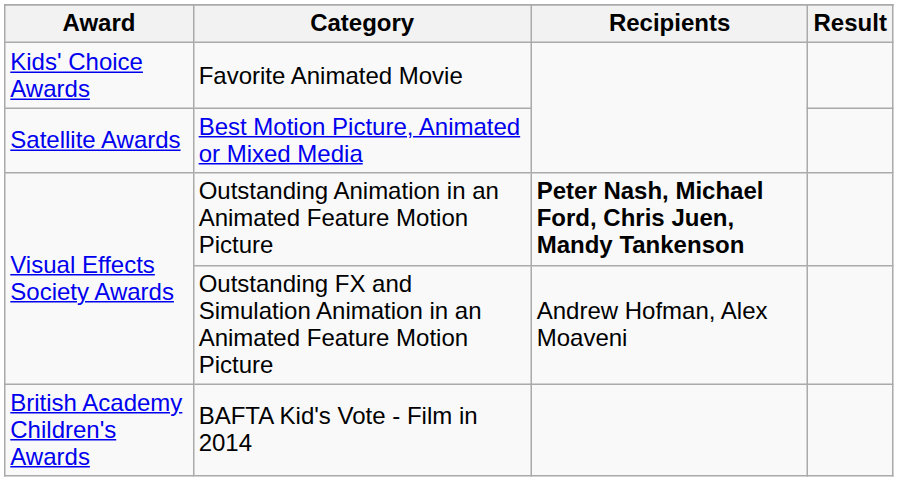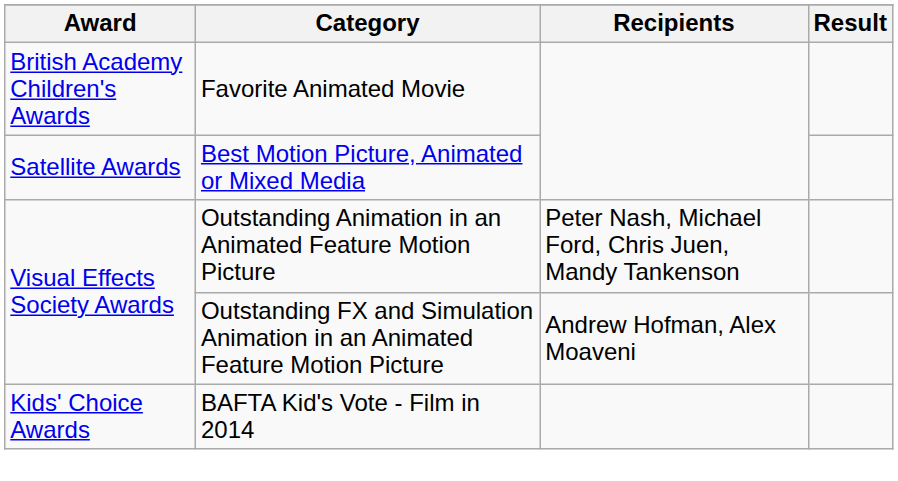(77, 75) Kids' Choice Awards -> (96, 88) British Academy Children's Awards
(650, 218) bold -> (653, 245) normal
(96, 429) British Academy Children's Awards -> (77, 416) Kids' Choice Awards
